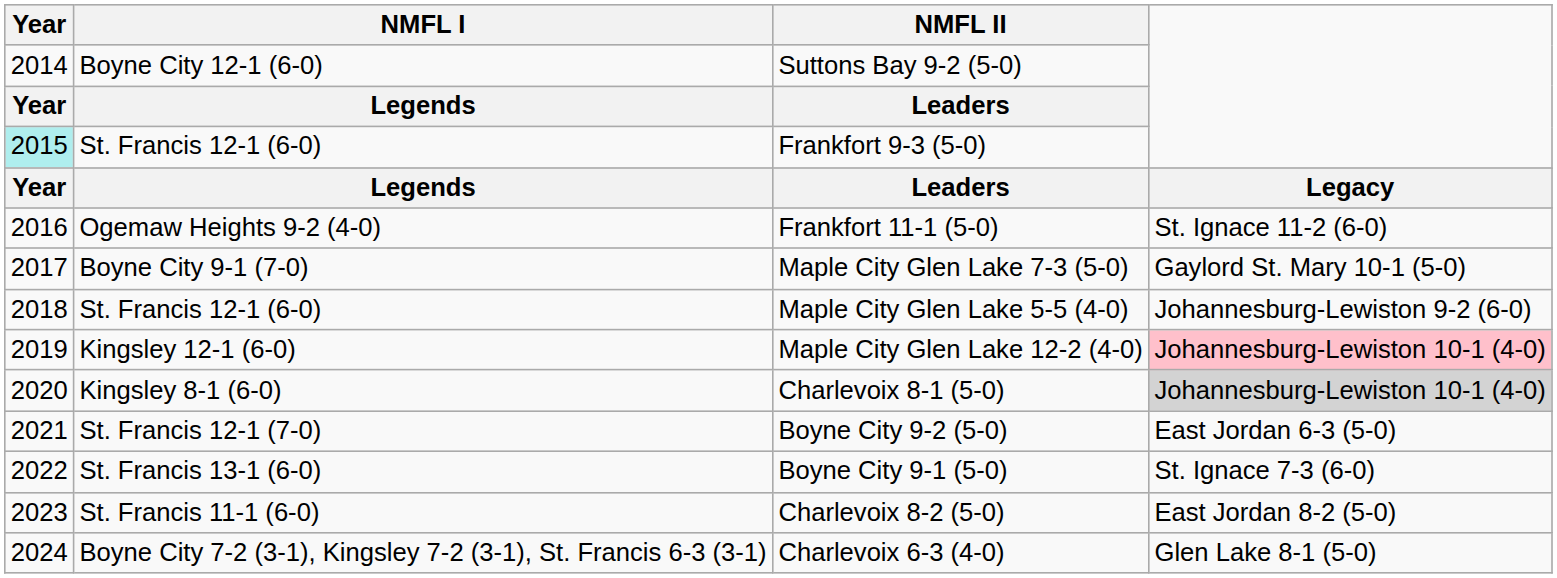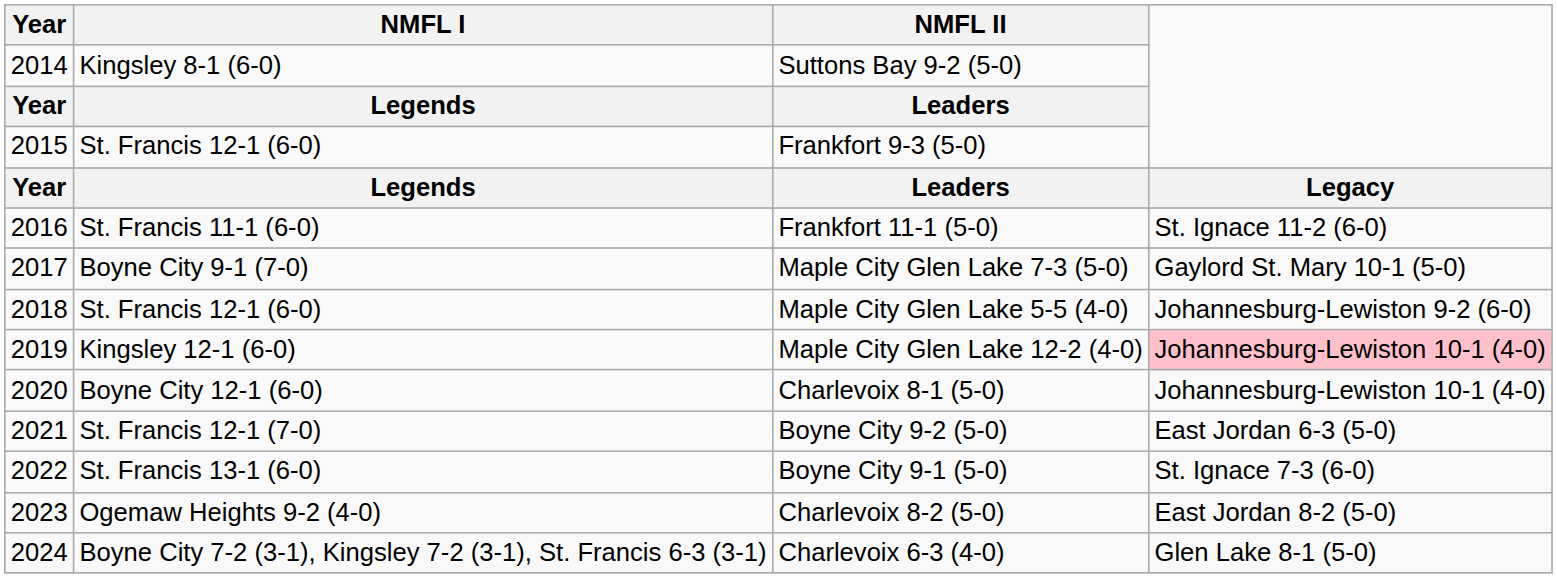(201, 65) Boyne City 12-1 (6-0) -> (180, 65) Kingsley 8-1 (6-0)
(39, 146) paleturquoise background -> (39, 146) no background
(230, 227) Ogemaw Heights 9-2 (4-0) -> (199, 227) St. Francis 11-1 (6-0)
(180, 390) Kingsley 8-1 (6-0) -> (201, 390) Boyne City 12-1 (6-0)
(1350, 390) lightgrey background -> (1350, 390) no background
(199, 512) St. Francis 11-1 (6-0) -> (230, 512) Ogemaw Heights 9-2 (4-0)
